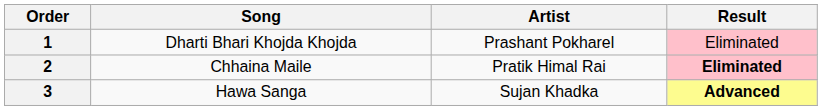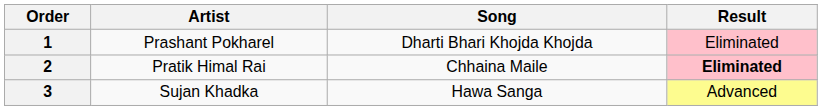columns swapped: (549, 17) <-> (261, 17)
(742, 92) bold -> (742, 92) normal
